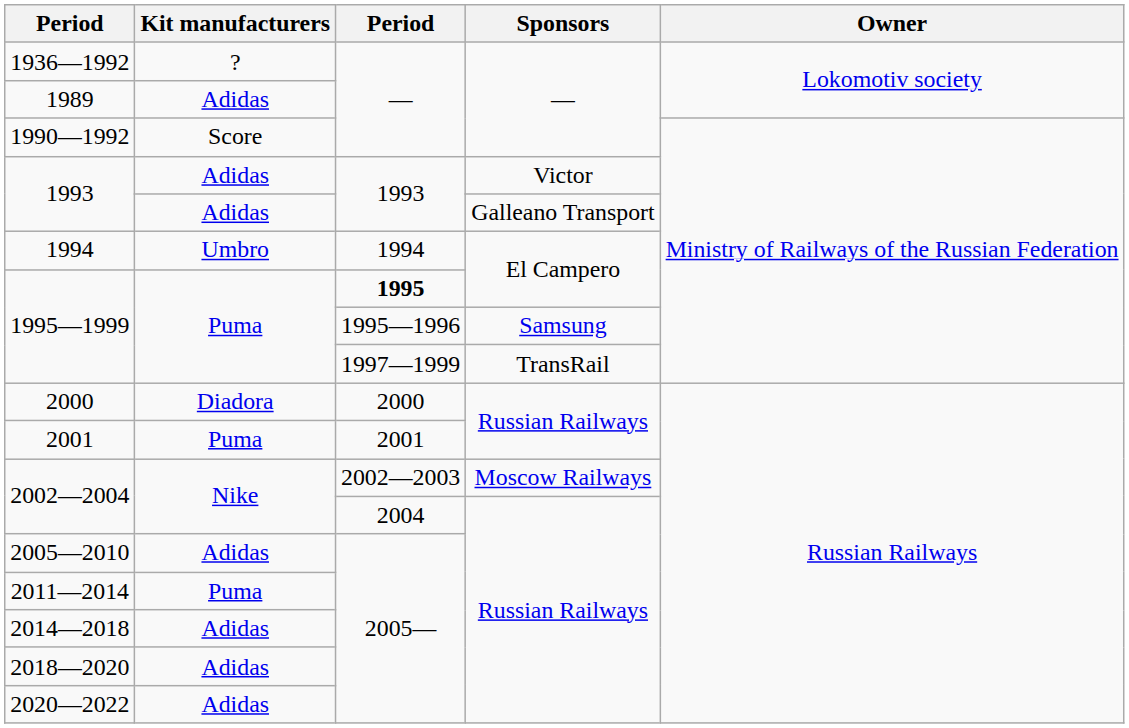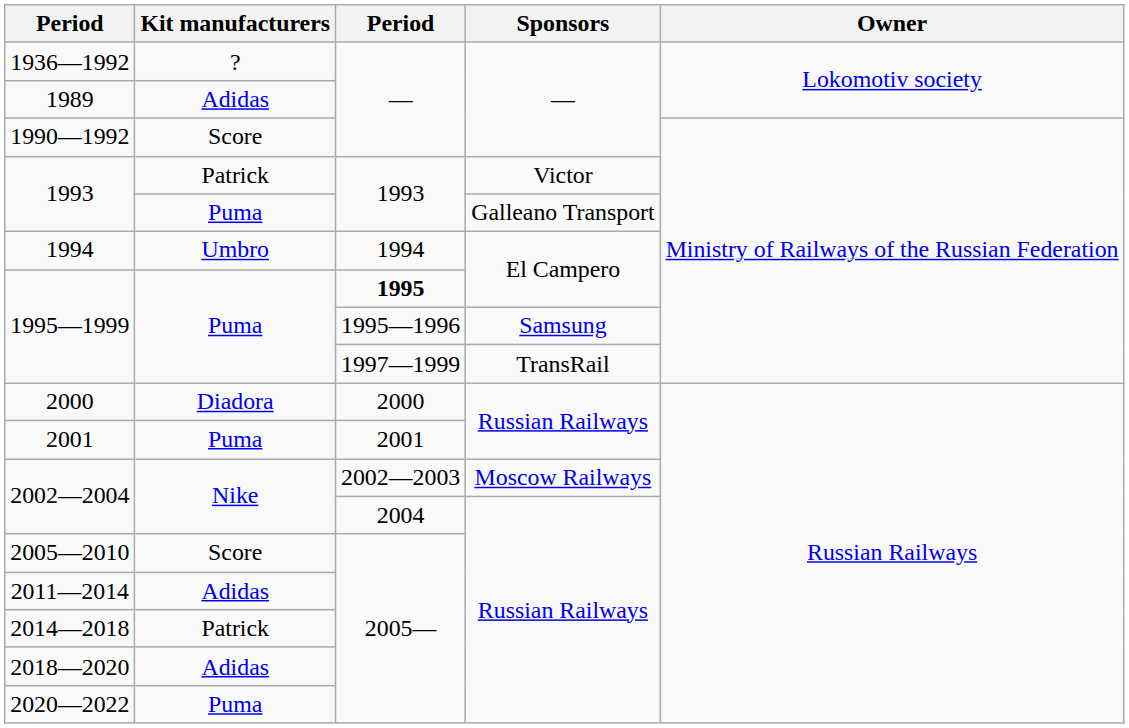(235, 174) Adidas -> (235, 174) Patrick
(235, 212) Adidas -> (235, 212) Puma
(235, 552) Adidas -> (235, 552) Score
(235, 590) Puma -> (235, 590) Adidas
(235, 628) Adidas -> (235, 628) Patrick
(235, 703) Adidas -> (235, 703) Puma
